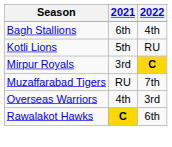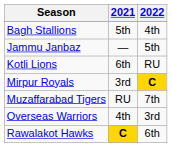(123, 30) 6th -> (123, 30) 5th
+ row: (44, 47)
(123, 47) 5th -> (123, 64) 6th
